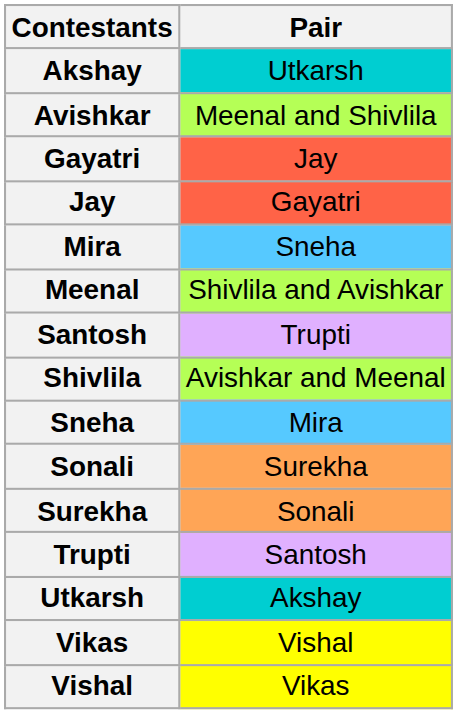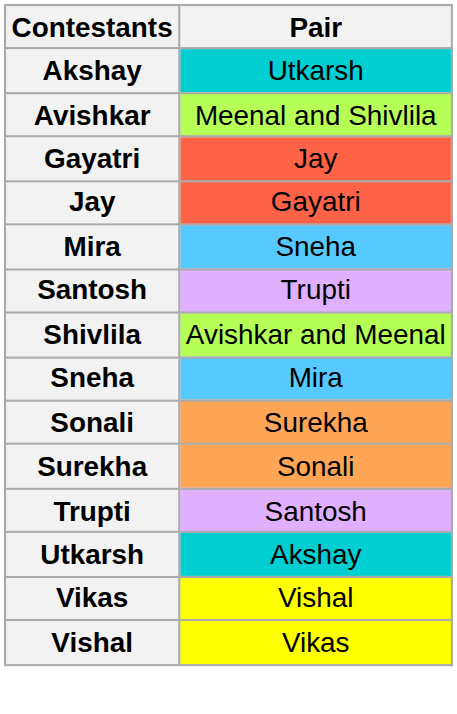- row: (92, 290)
